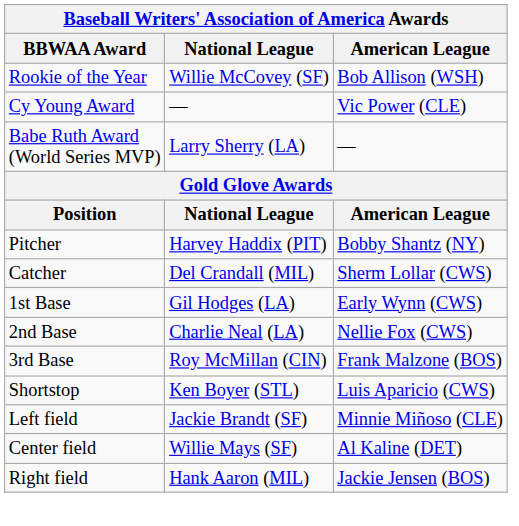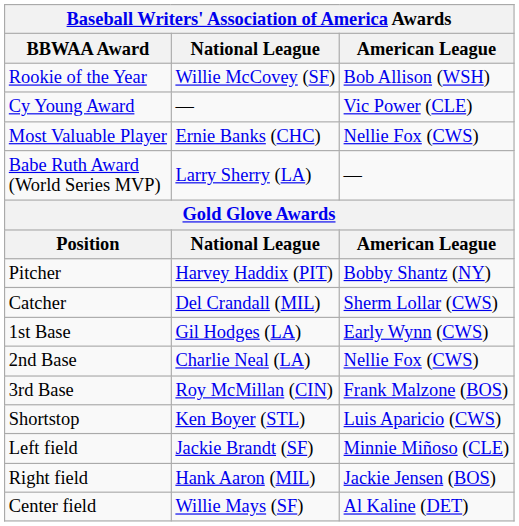+ row: (88, 135)
rows swapped: (52, 448) <-> (48, 477)
